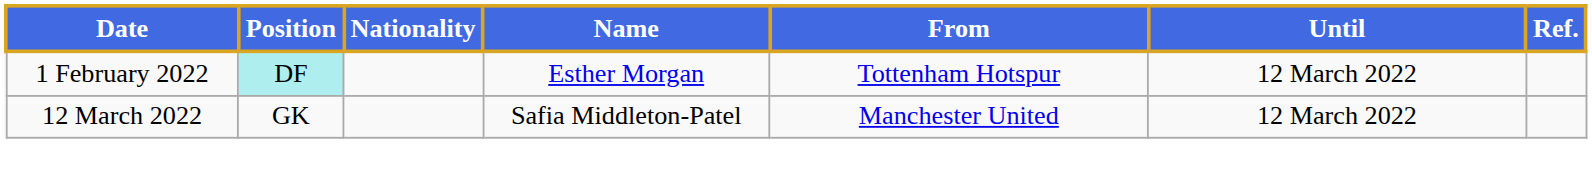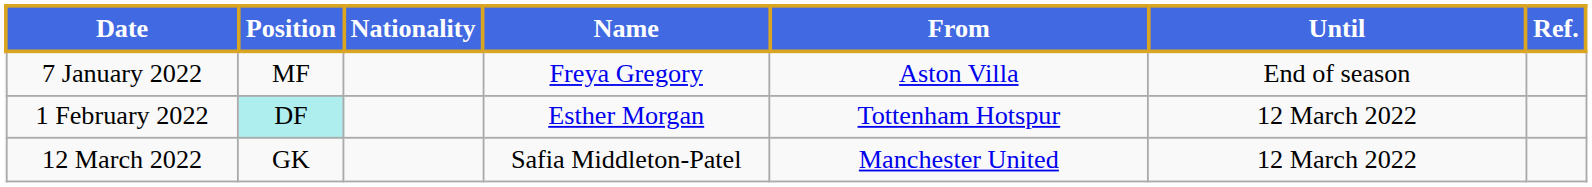+ row: (122, 73)
